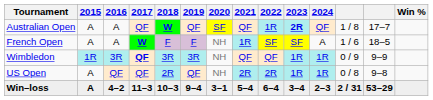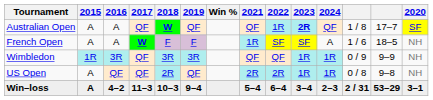columns swapped: (219, 12) <-> (412, 12)
(142, 57) bold -> (142, 57) normal
